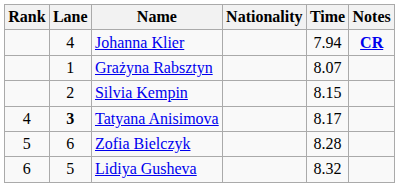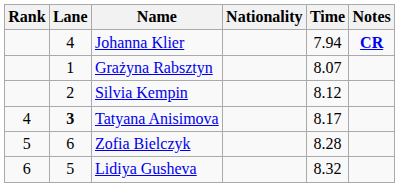(328, 93) 8.15 -> (328, 93) 8.12
